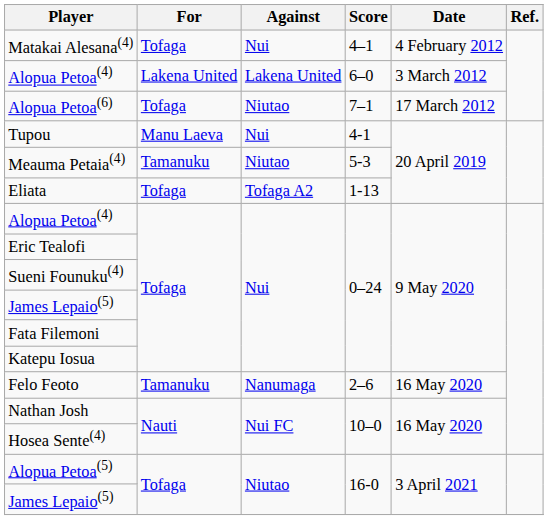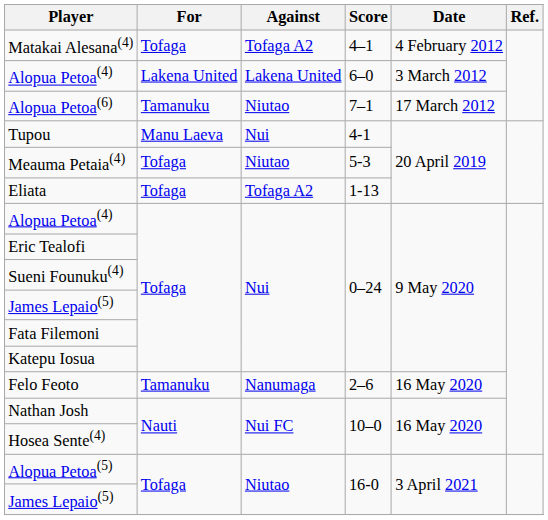(257, 45) Nui -> (279, 45) Tofaga A2
(163, 106) Tofaga -> (175, 106) Tamanuku
(175, 162) Tamanuku -> (163, 162) Tofaga
